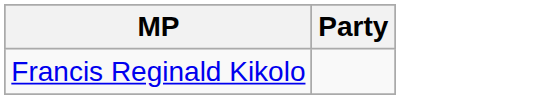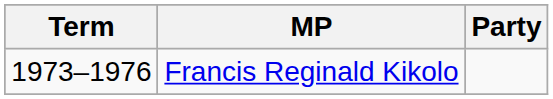+ column: (81, 26)
